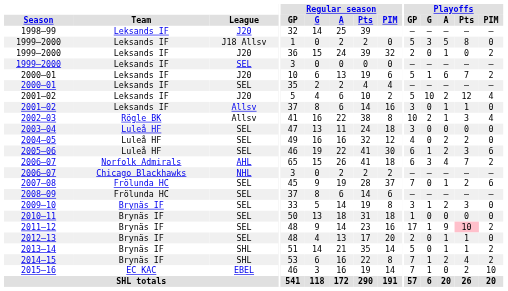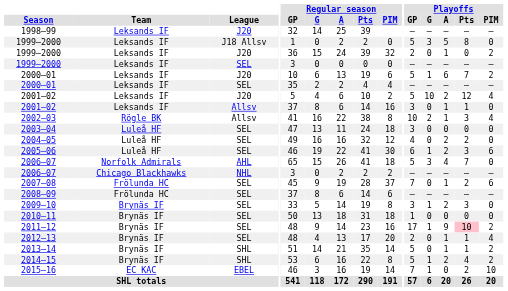(412, 162) 6 -> (412, 162) 5
(491, 162) 2 -> (491, 162) 0
(491, 238) 0 -> (491, 238) 4
(412, 260) 7 -> (412, 260) 5
